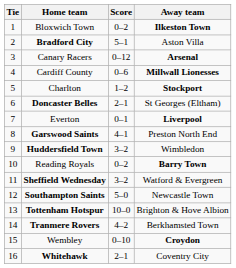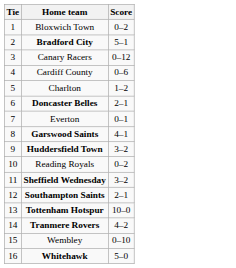- column: (183, 11)
(121, 194) 5–0 -> (121, 194) 2–1
(121, 255) 2–1 -> (121, 255) 5–0
